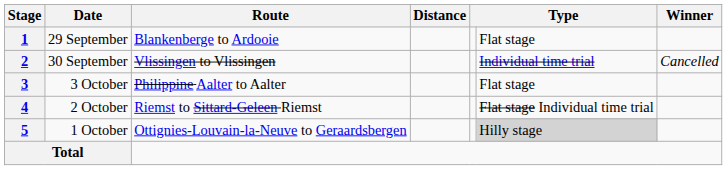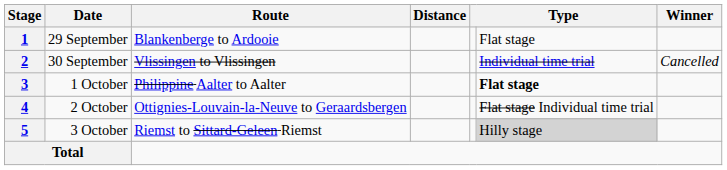(99, 84) 3 October -> (99, 84) 1 October
(507, 84) normal -> (509, 84) bold
(228, 107) Riemst to Sittard-Geleen Riemst -> (270, 107) Ottignies-Louvain-la-Neuve to Geraardsbergen
(99, 130) 1 October -> (99, 130) 3 October
(270, 130) Ottignies-Louvain-la-Neuve to Geraardsbergen -> (228, 130) Riemst to Sittard-Geleen Riemst
